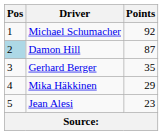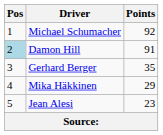(150, 49) 87 -> (150, 49) 91
